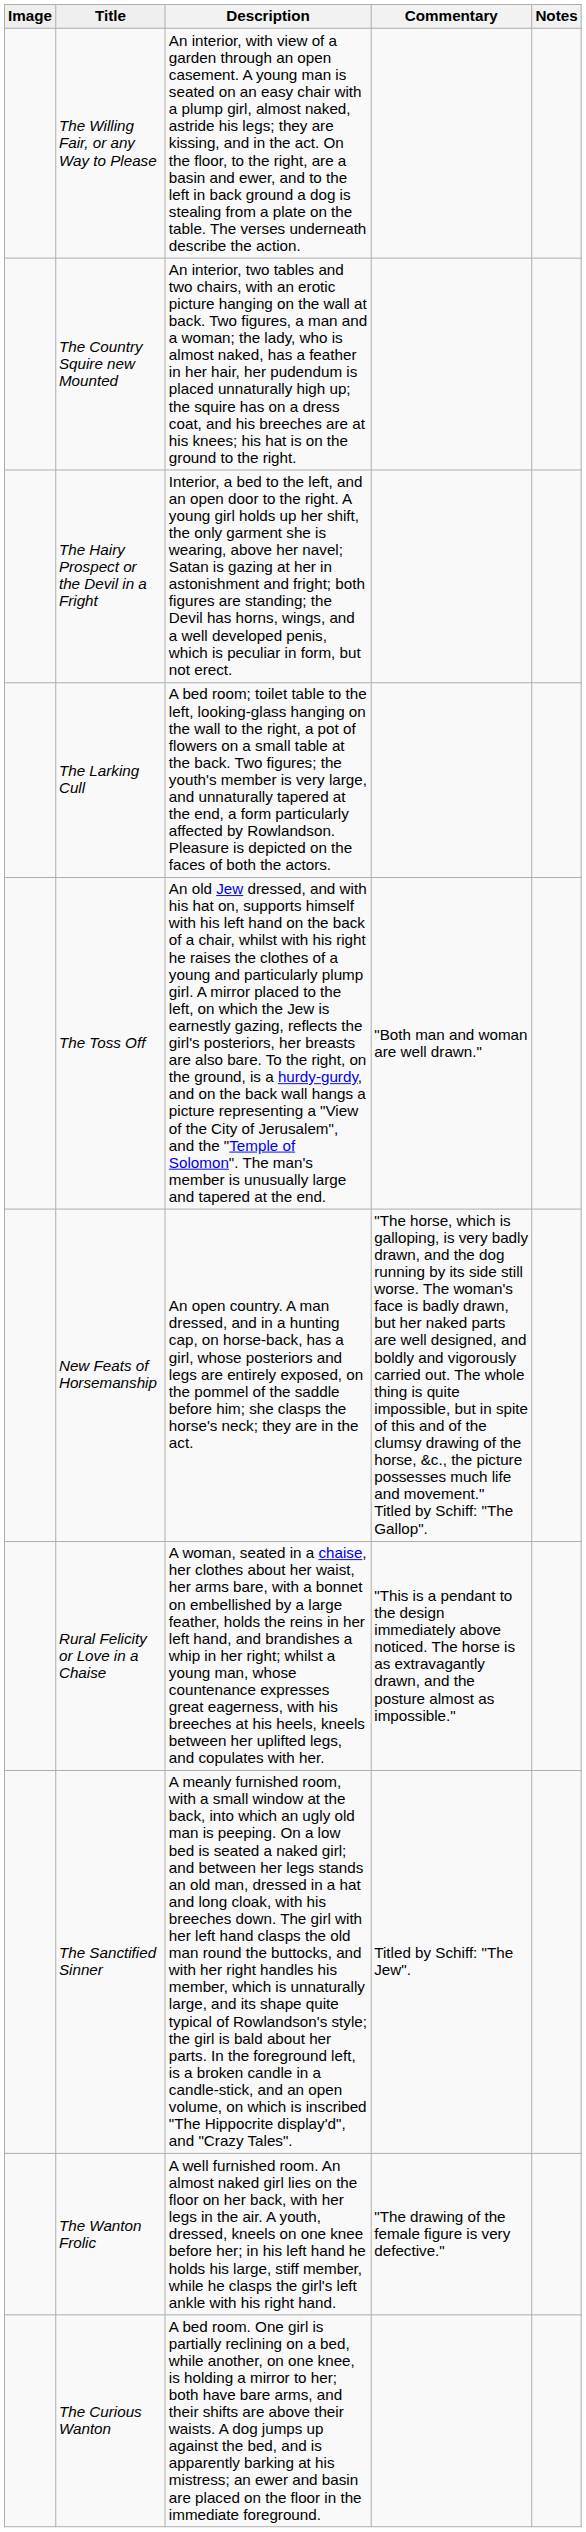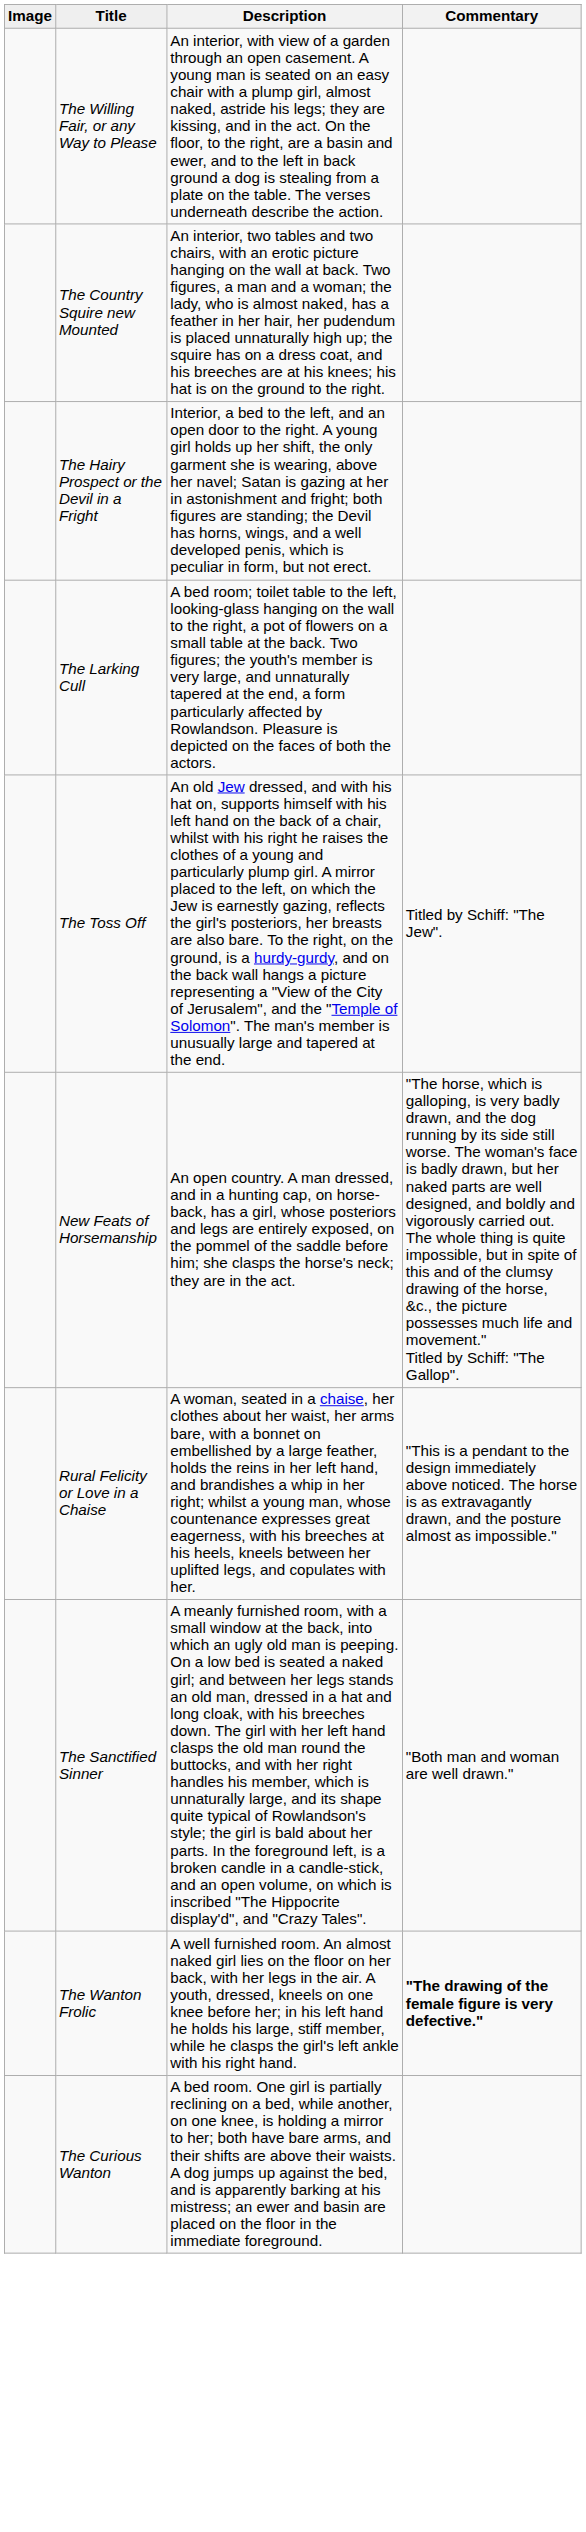- column: (556, 16)
(451, 1043) "Both man and woman are well drawn." -> (475, 923) Titled by Schiff: "The Jew".
(444, 1962) Titled by Schiff: "The Jew". -> (482, 1765) "Both man and woman are well drawn."
(442, 2234) normal -> (479, 2003) bold
